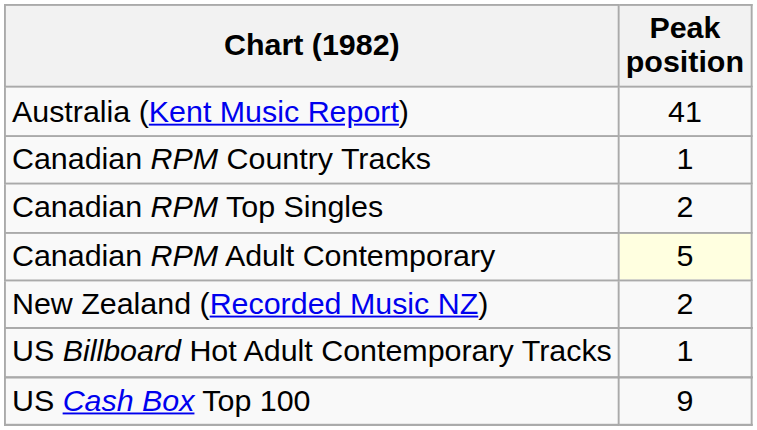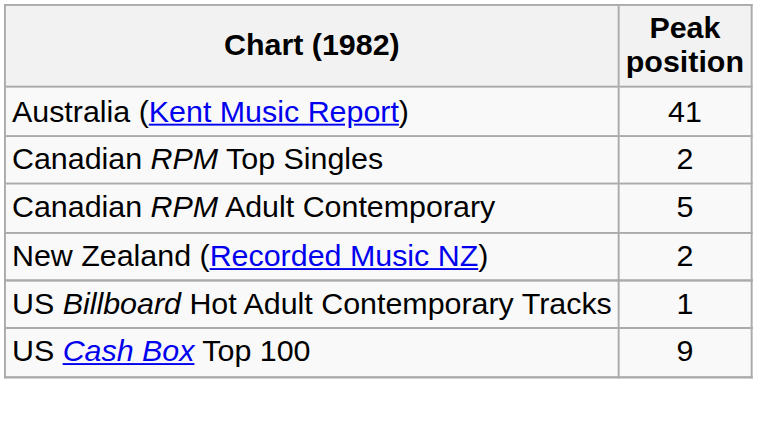- row: (221, 159)
(685, 255) lightyellow background -> (685, 207) no background
